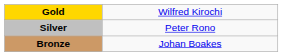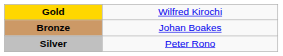rows swapped: (53, 28) <-> (53, 43)
